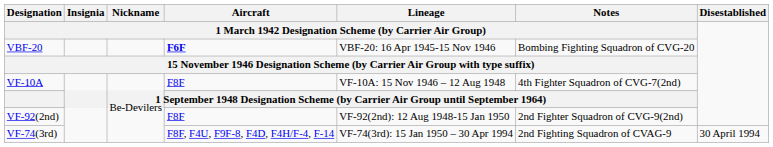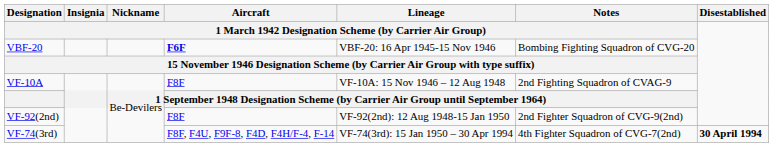(599, 82) 4th Fighter Squadron of CVG-7(2nd) -> (595, 82) 2nd Fighting Squadron of CVAG-9
(595, 133) 2nd Fighting Squadron of CVAG-9 -> (599, 133) 4th Fighter Squadron of CVG-7(2nd)
(730, 133) normal -> (731, 133) bold
